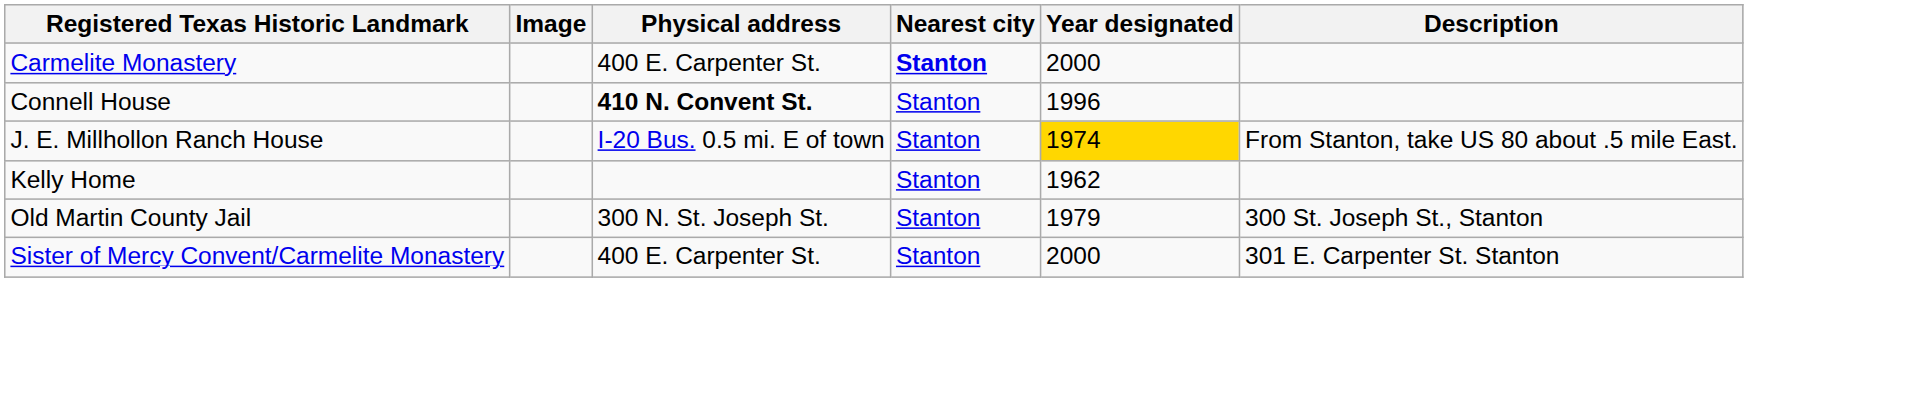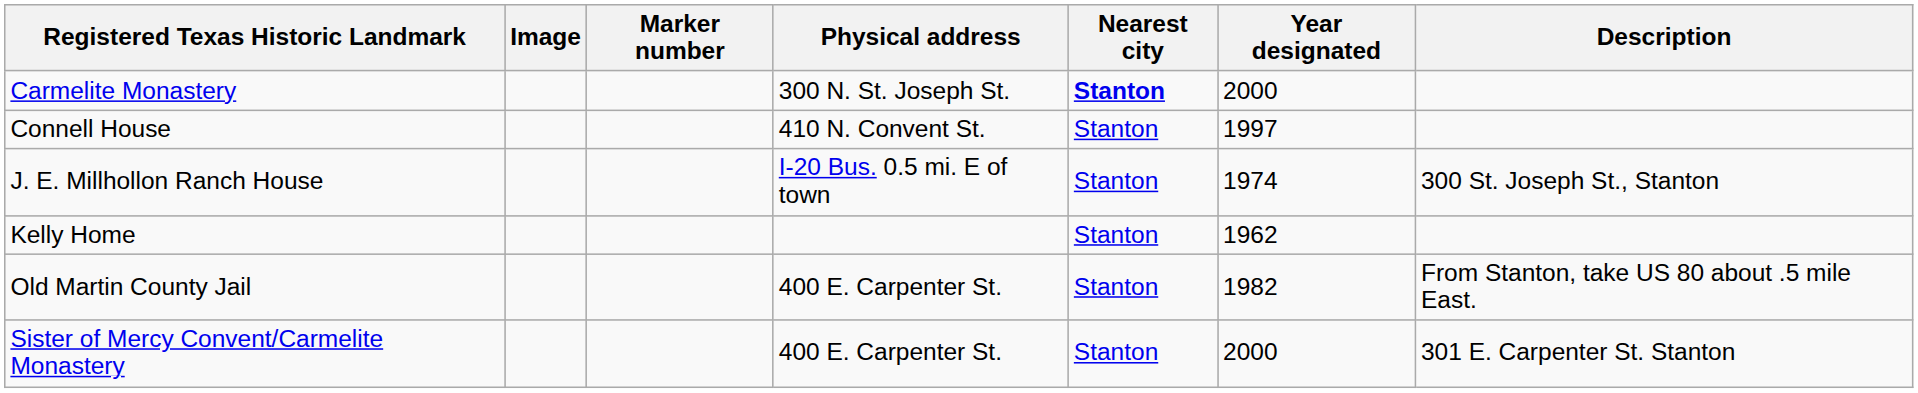+ column: (680, 37)
(709, 62) 400 E. Carpenter St. -> (894, 90) 300 N. St. Joseph St.
(705, 101) bold -> (882, 129) normal
(1073, 101) 1996 -> (1250, 129) 1997
(1073, 140) gold background -> (1250, 181) no background
(1491, 140) From Stanton, take US 80 about .5 mile East. -> (1570, 181) 300 St. Joseph St., Stanton
(713, 218) 300 N. St. Joseph St. -> (890, 286) 400 E. Carpenter St.
(1073, 218) 1979 -> (1250, 286) 1982
(1394, 218) 300 St. Joseph St., Stanton -> (1636, 286) From Stanton, take US 80 about .5 mile East.
